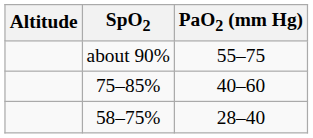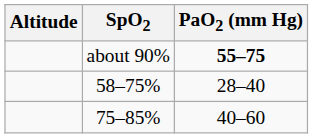(241, 55) normal -> (241, 55) bold
rows swapped: (128, 86) <-> (128, 117)
